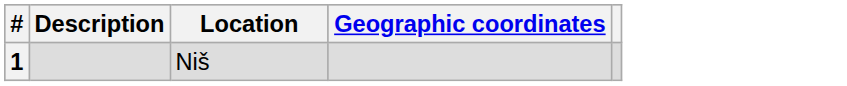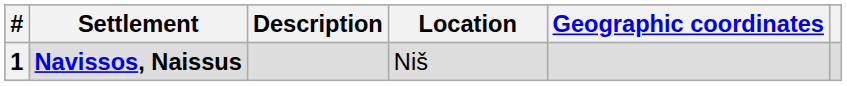+ column: (138, 24)
